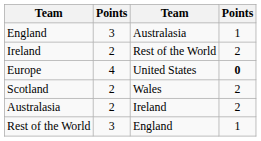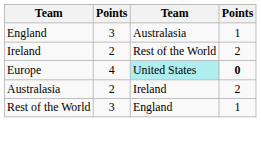(165, 70) no background -> (165, 70) paleturquoise background
- row: (28, 88)
